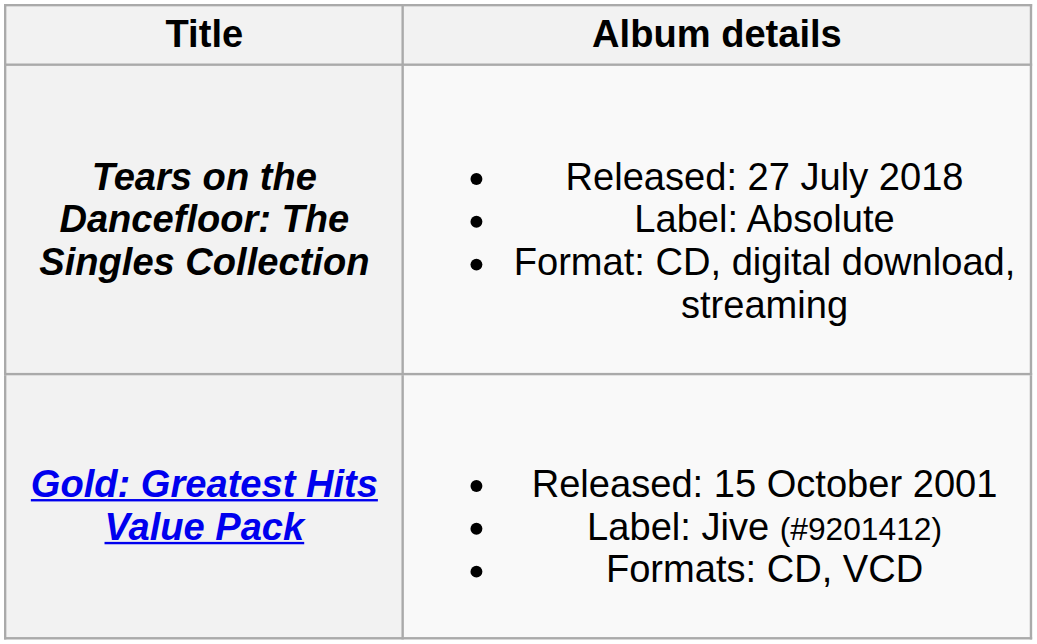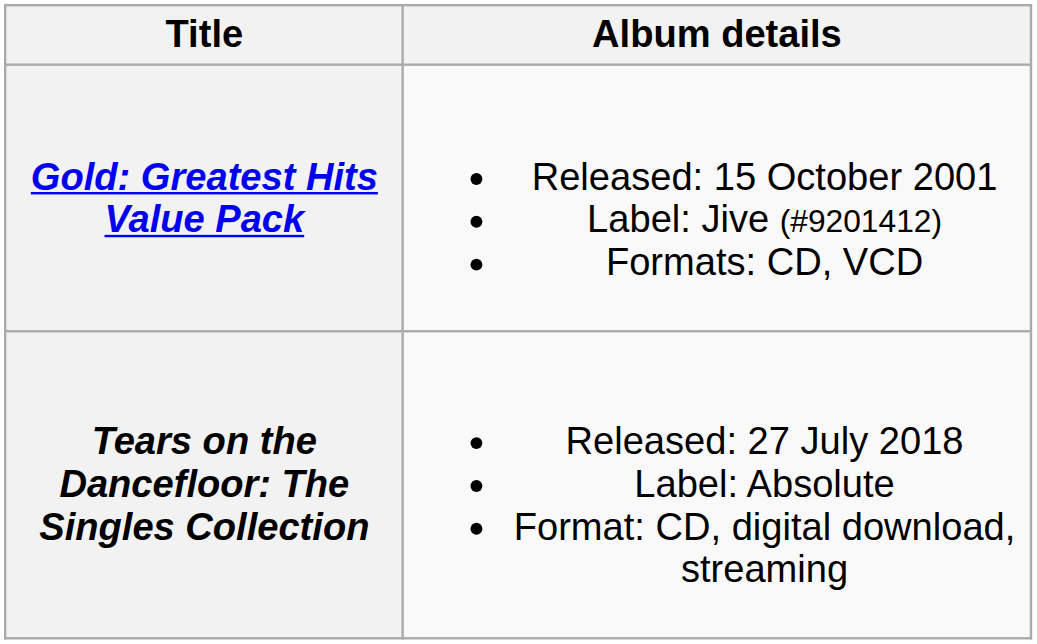rows swapped: (204, 505) <-> (204, 218)
